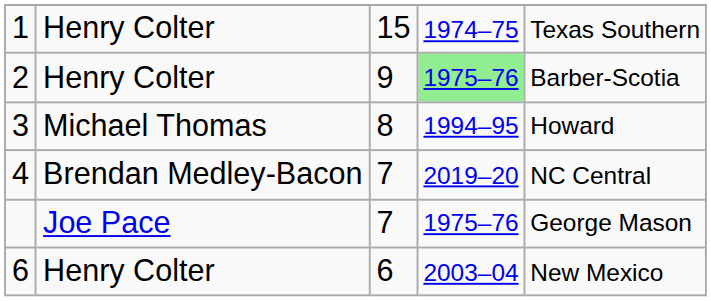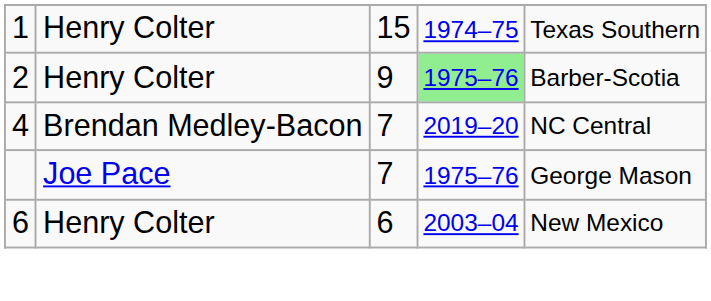- row: (21, 125)
